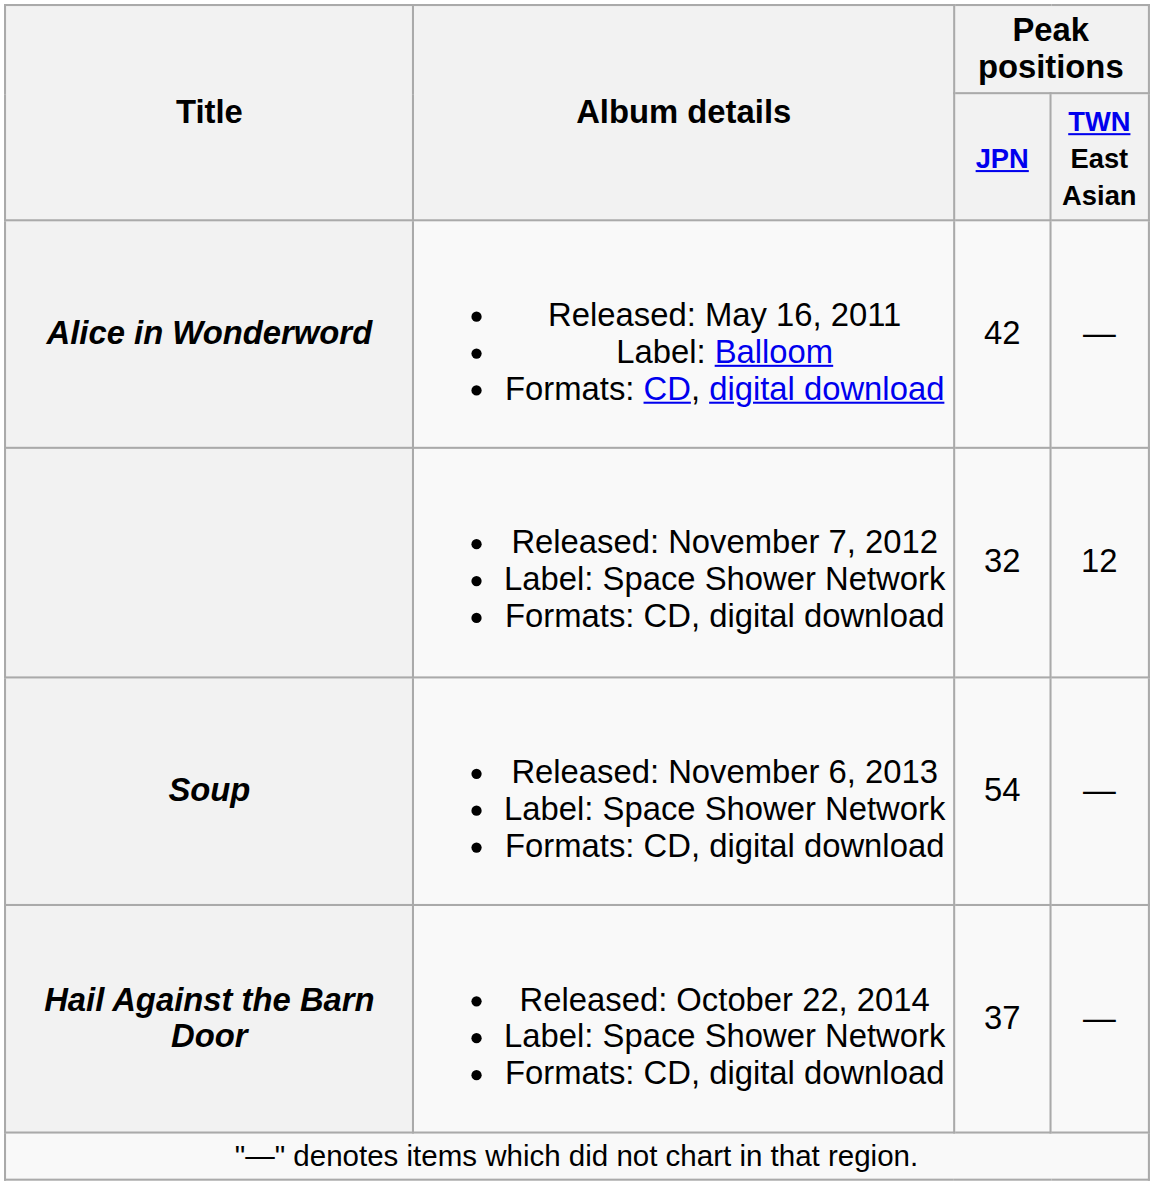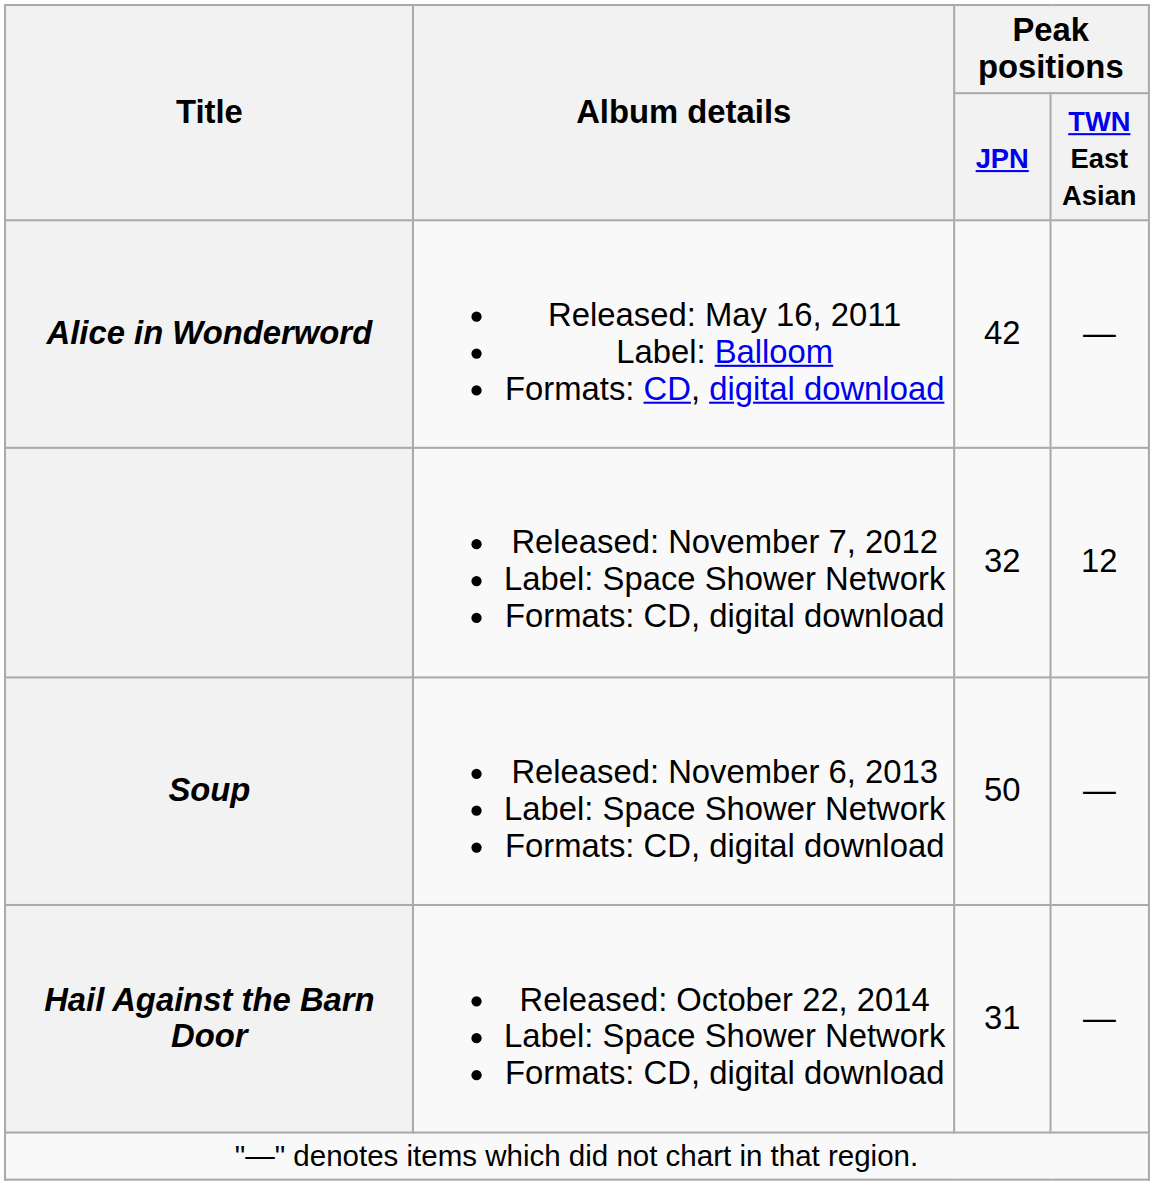(1002, 790) 54 -> (1002, 790) 50
(1002, 1018) 37 -> (1002, 1018) 31
